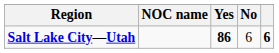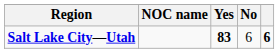(224, 37) 86 -> (224, 37) 83
